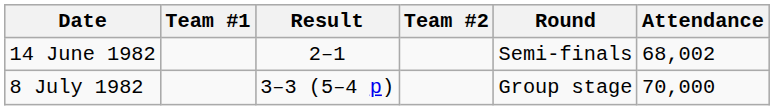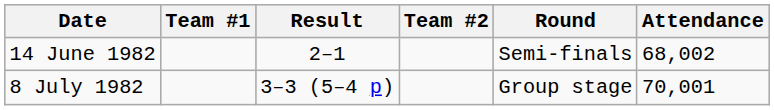(679, 87) 70,000 -> (679, 87) 70,001
